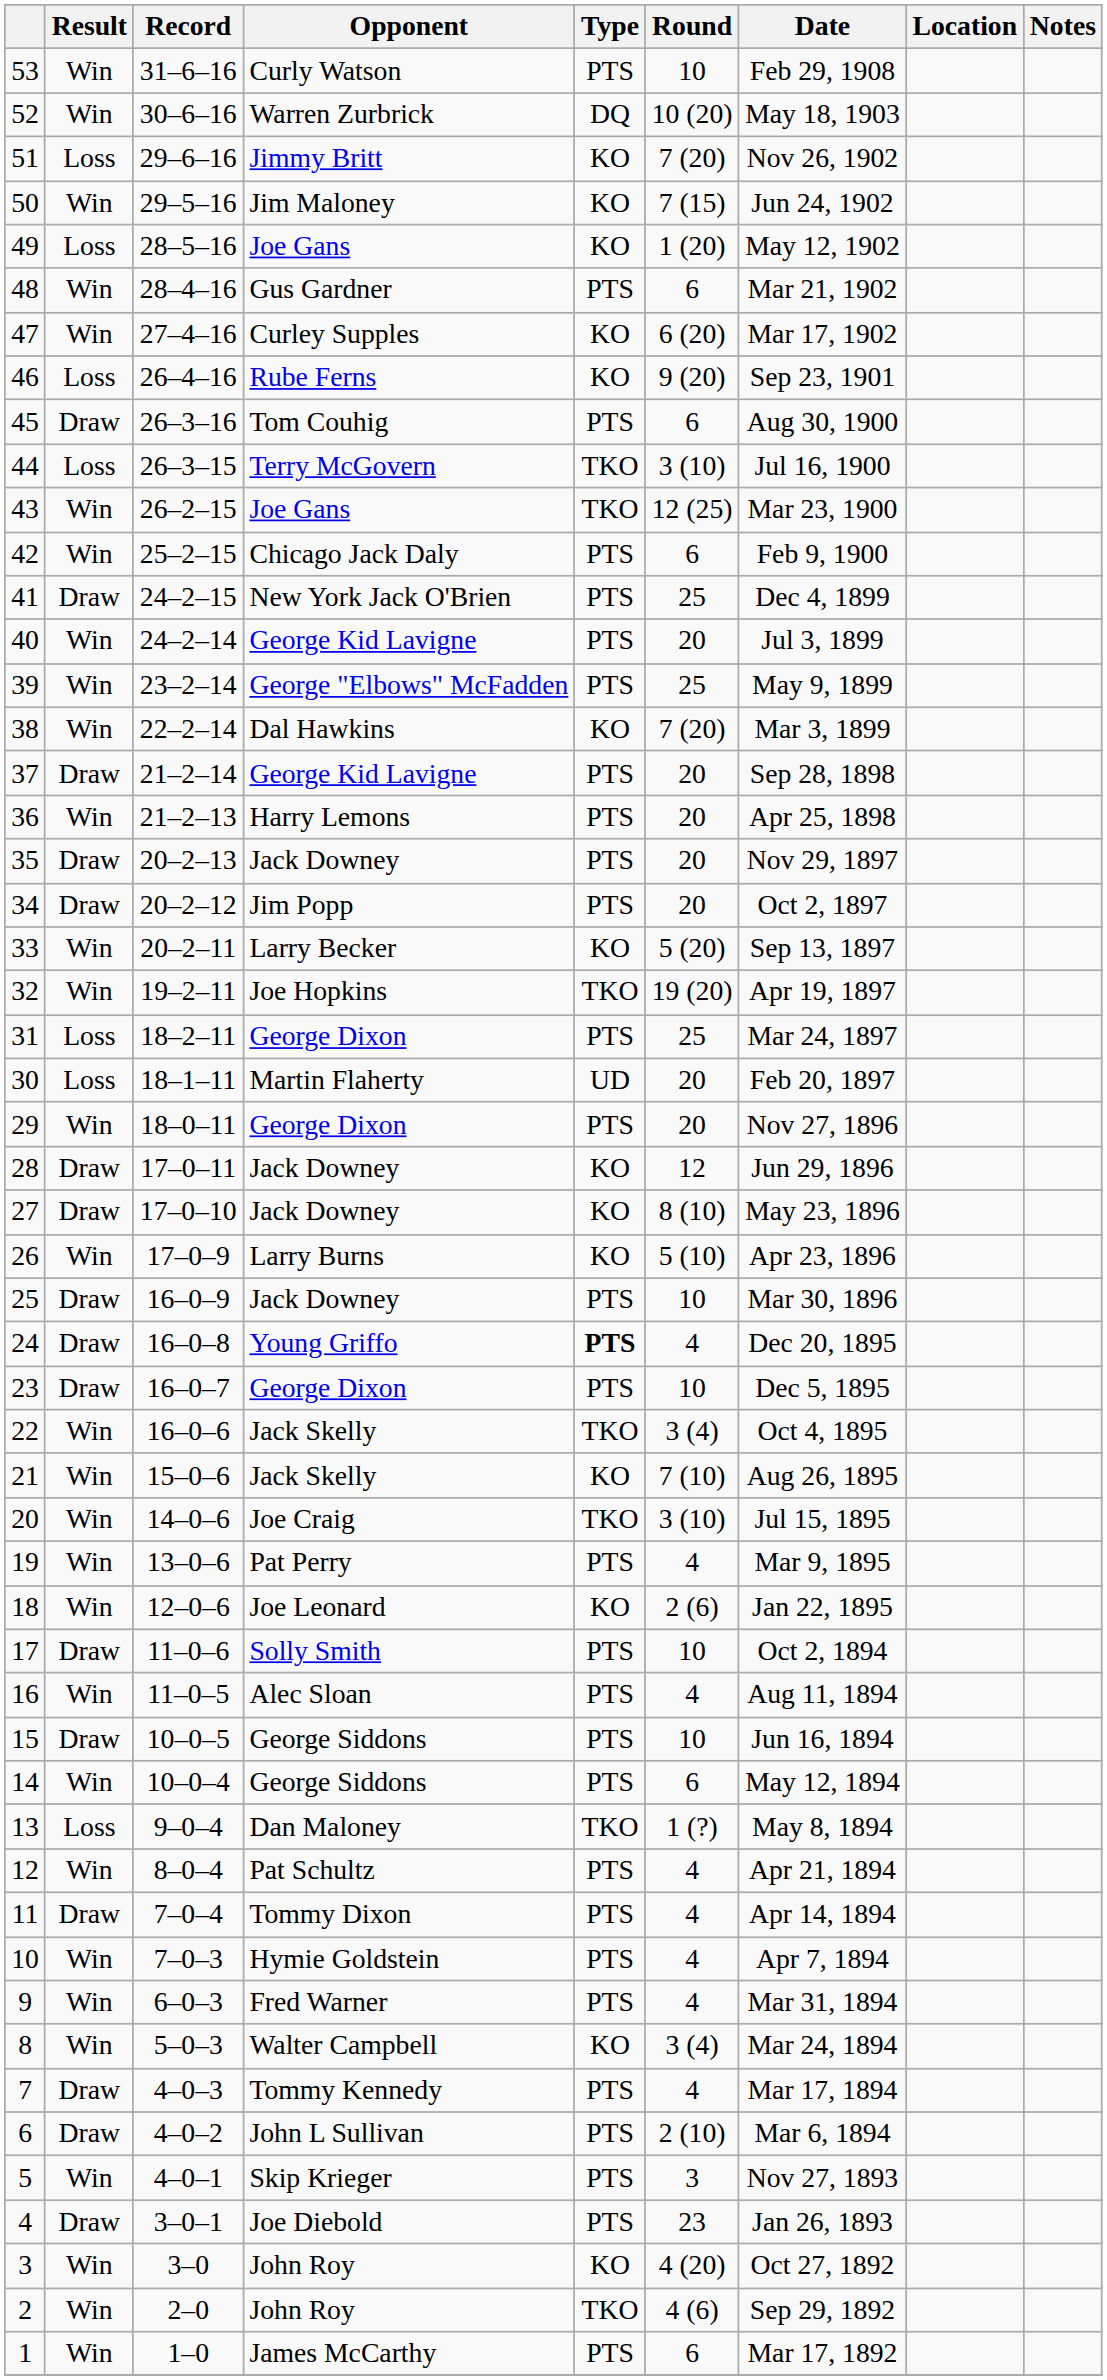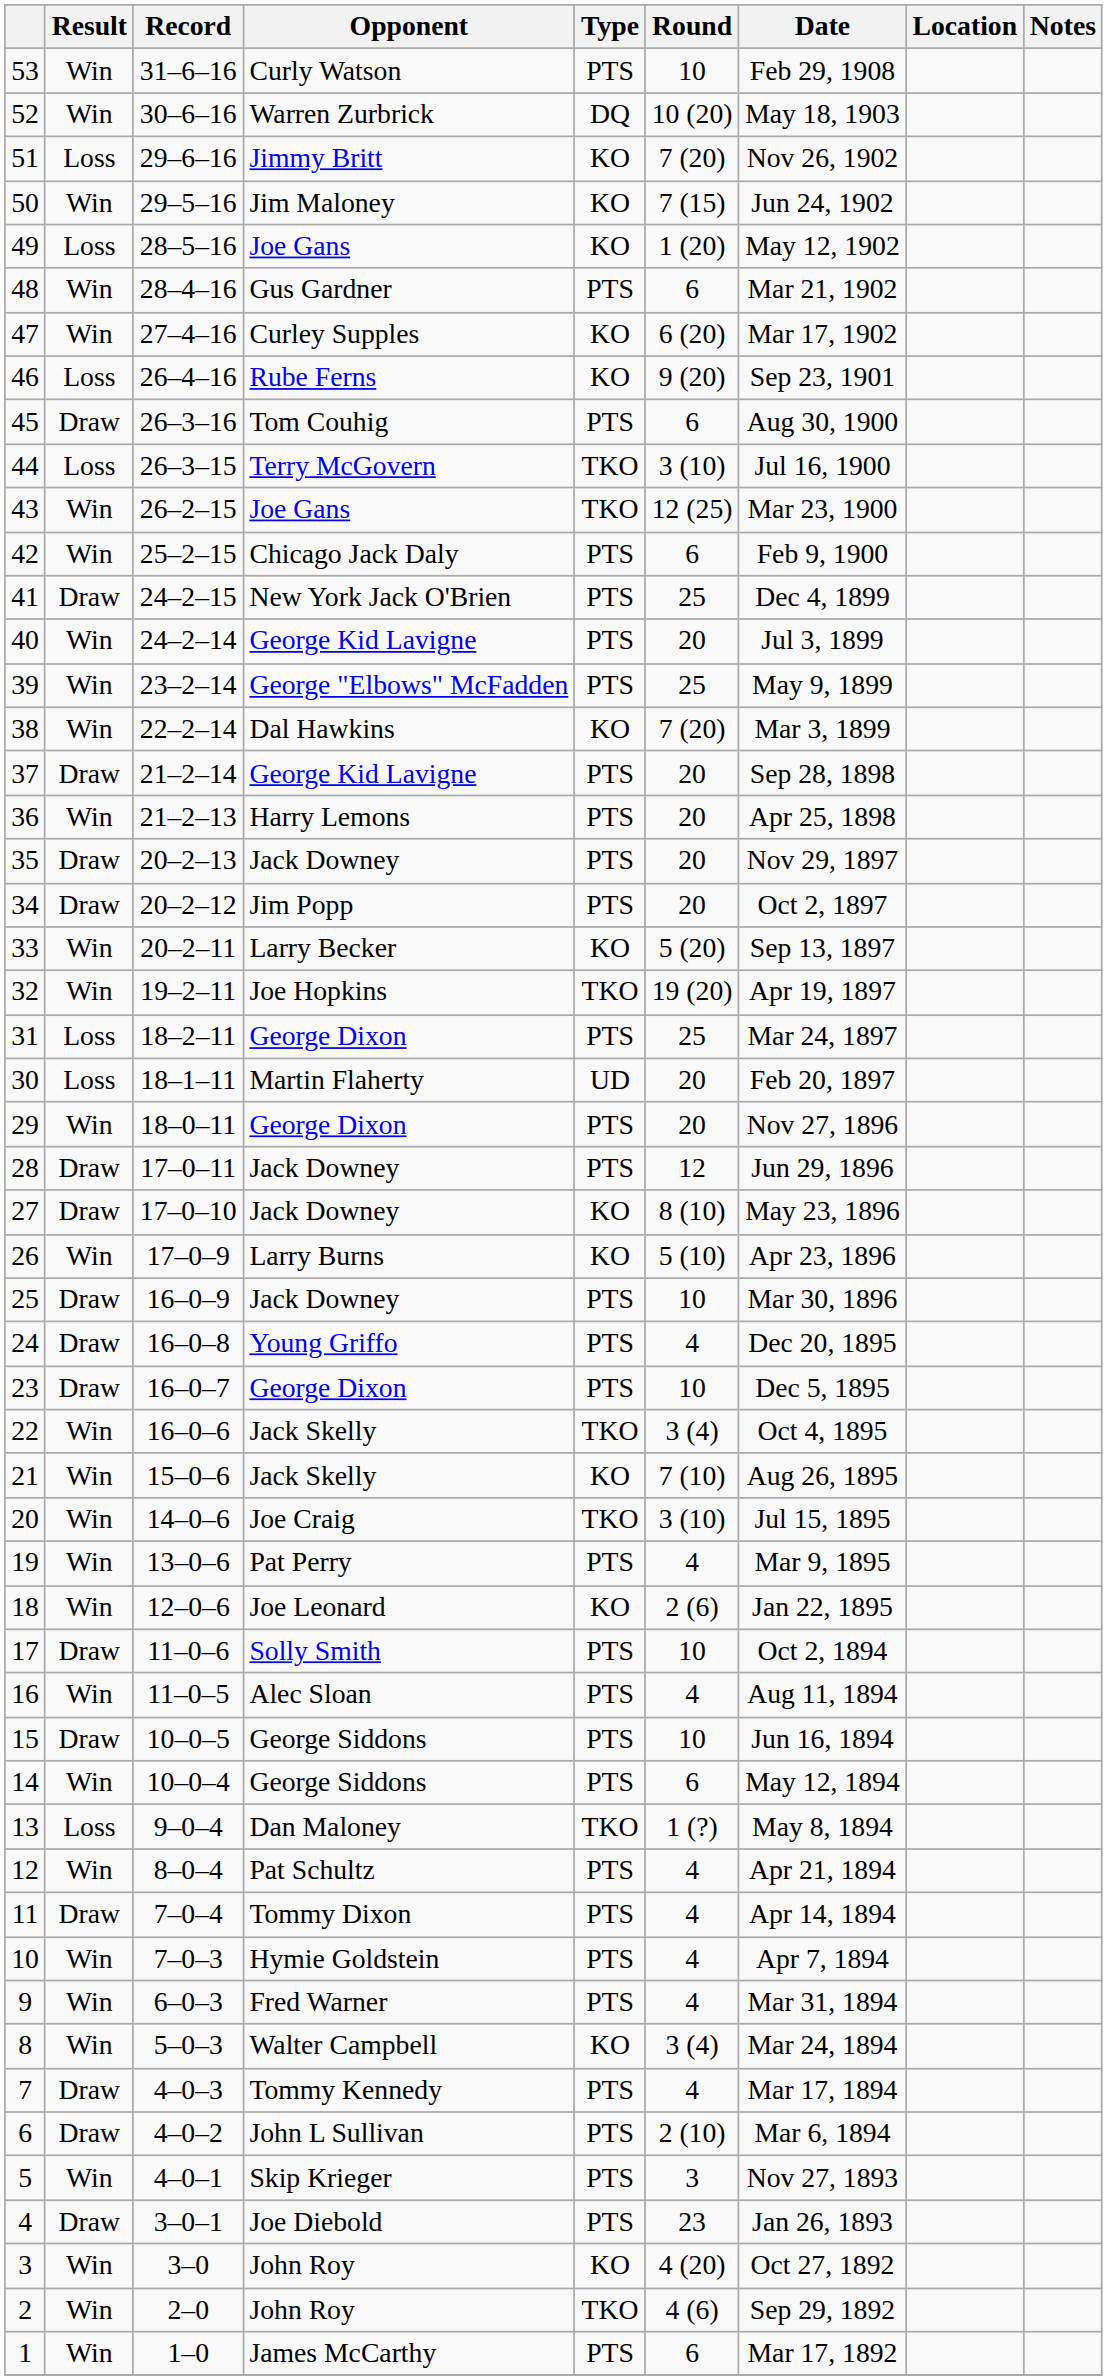(610, 1167) KO -> (610, 1167) PTS
(610, 1343) bold -> (610, 1343) normal
